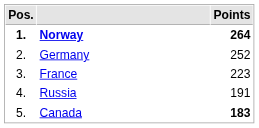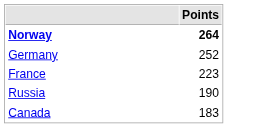- column: (21, 15)
(240, 93) 191 -> (209, 93) 190
(240, 112) bold -> (209, 112) normal
